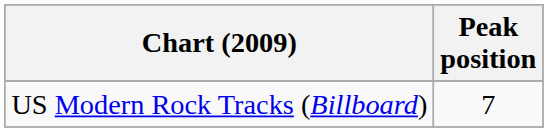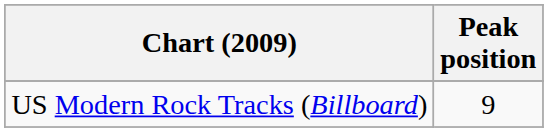(488, 103) 7 -> (488, 103) 9
